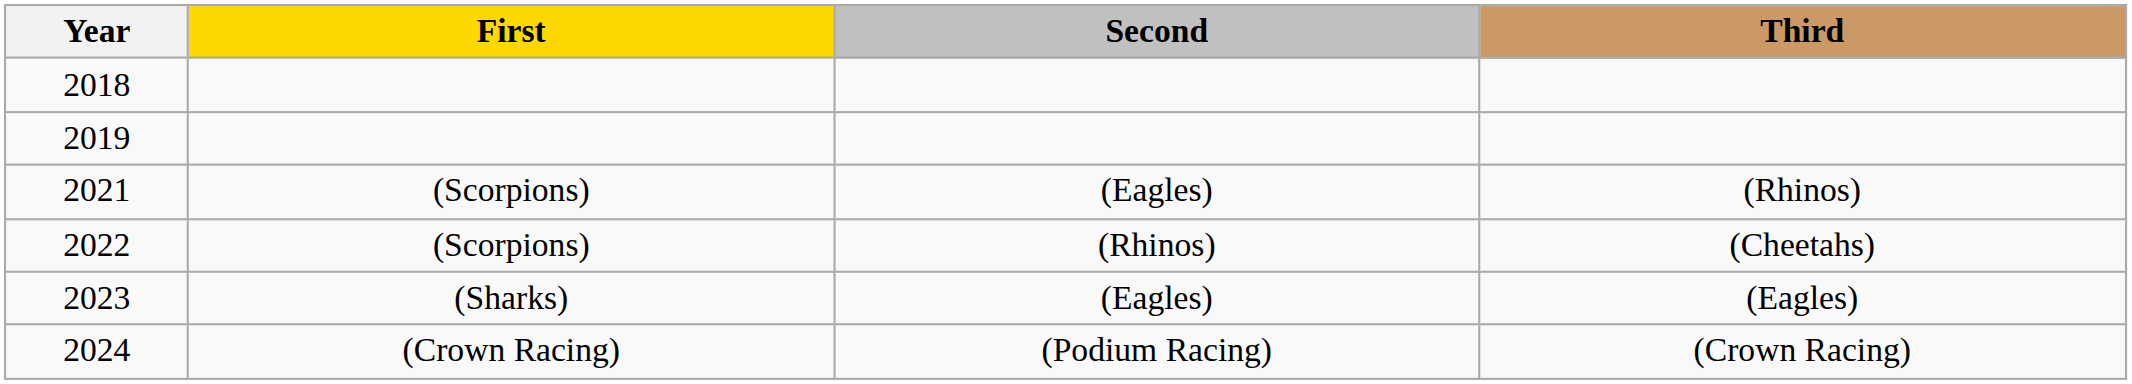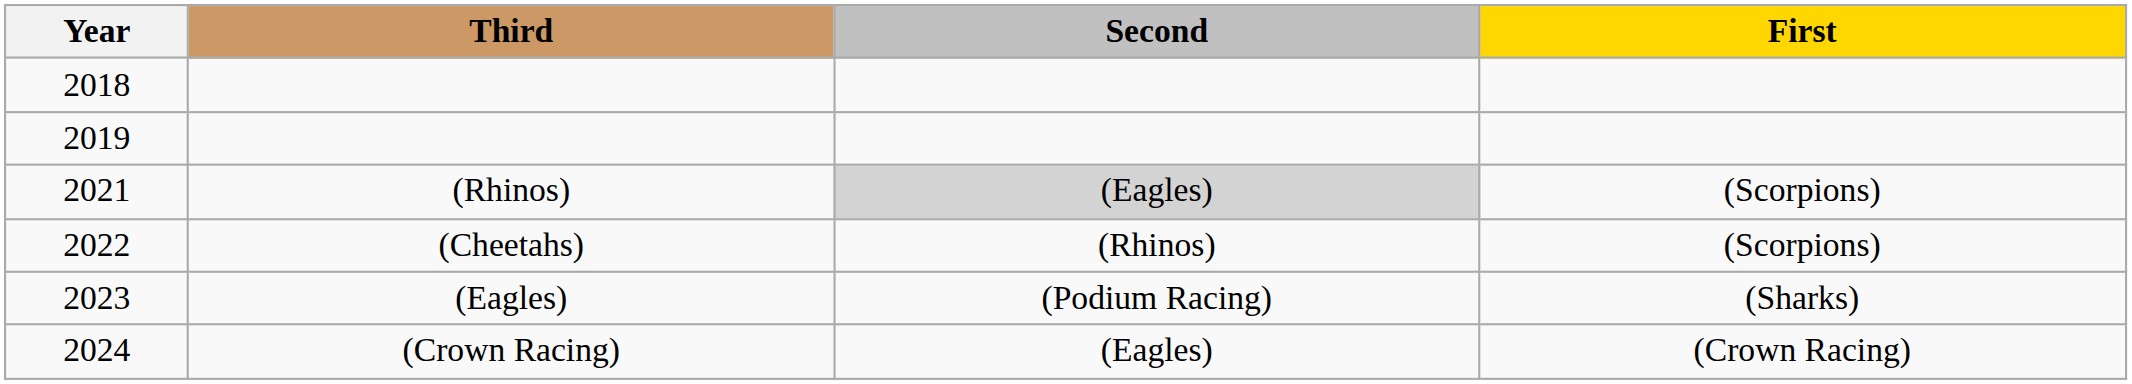columns swapped: (511, 31) <-> (1802, 31)
(1157, 191) no background -> (1157, 191) lightgrey background
(1157, 297) (Eagles) -> (1157, 297) (Podium Racing)
(1157, 350) (Podium Racing) -> (1157, 350) (Eagles)
